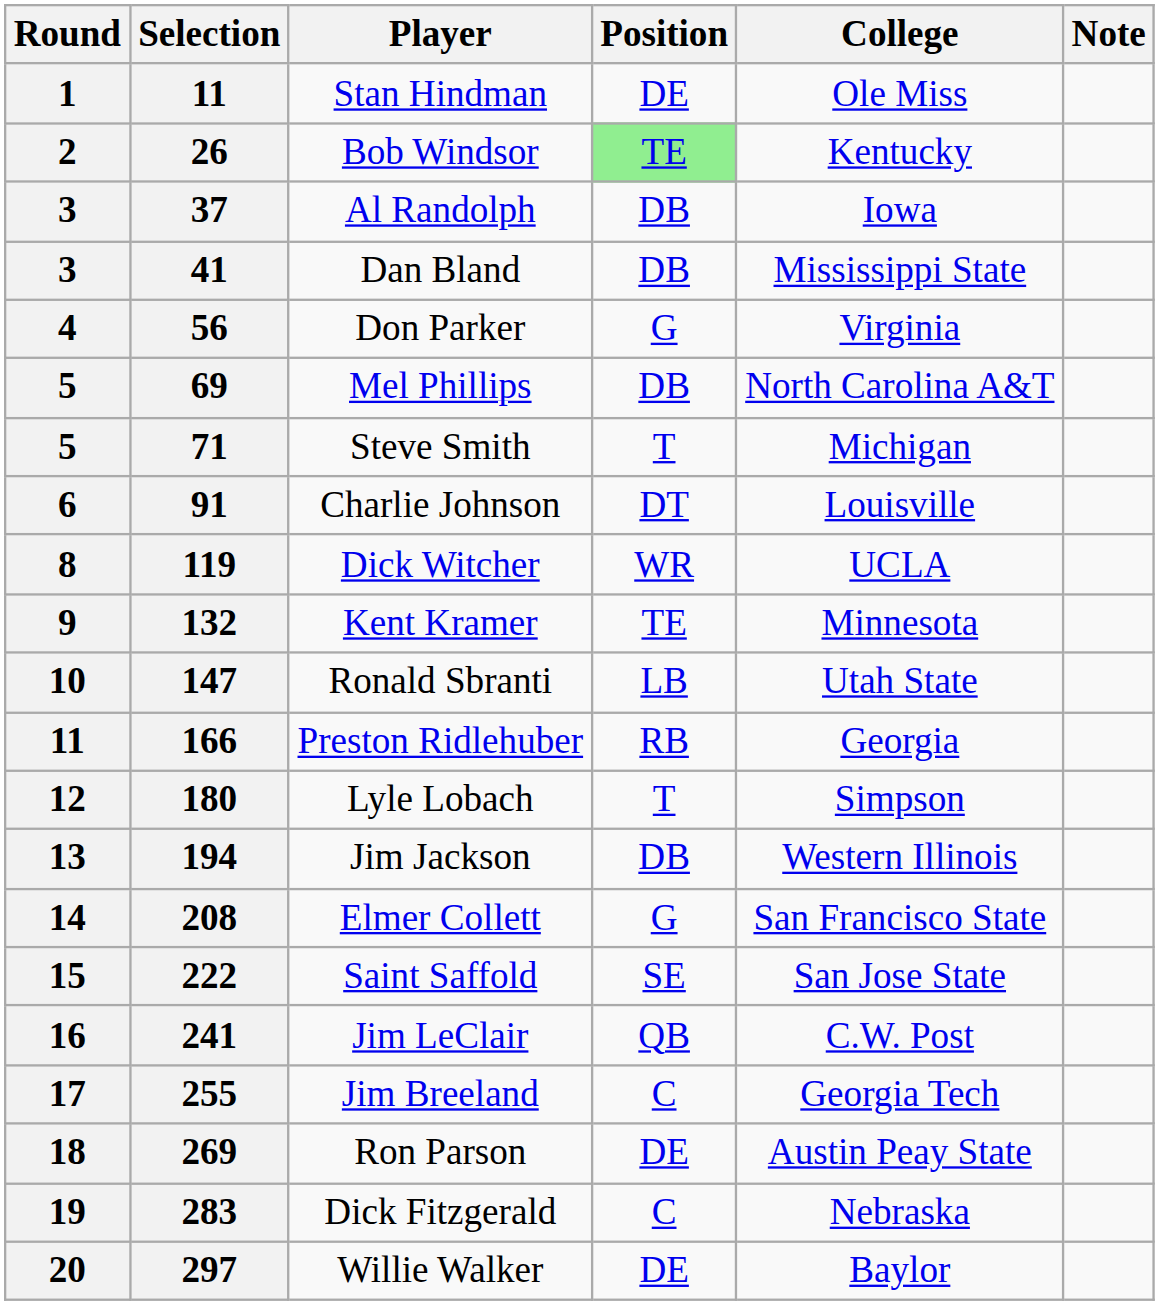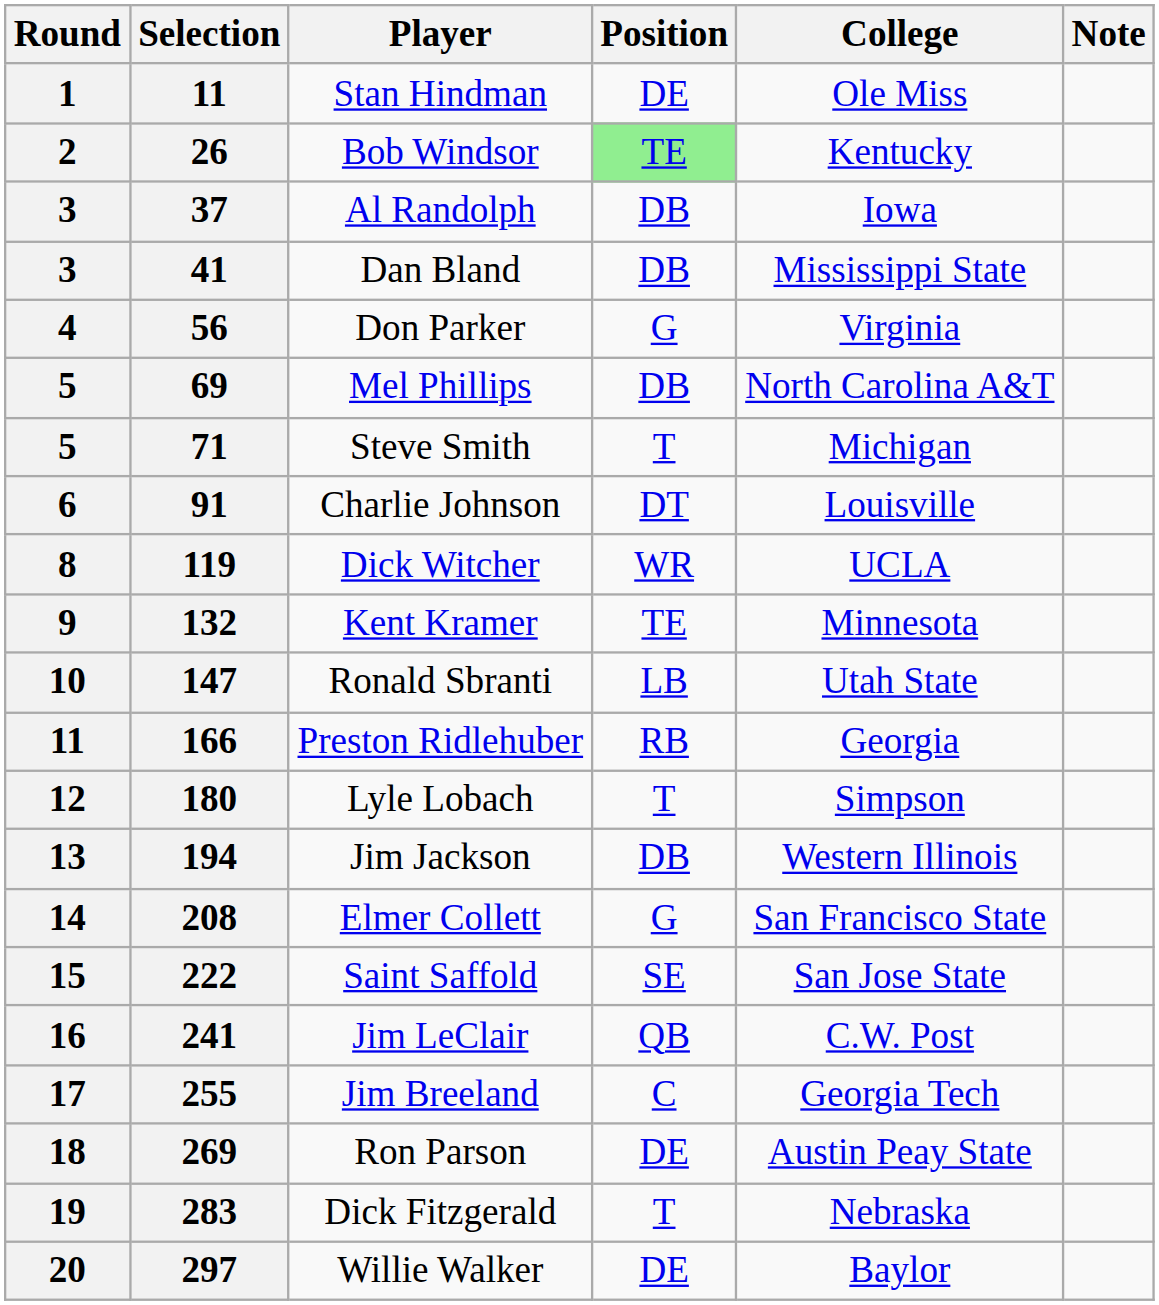(664, 1211) C -> (664, 1211) T
